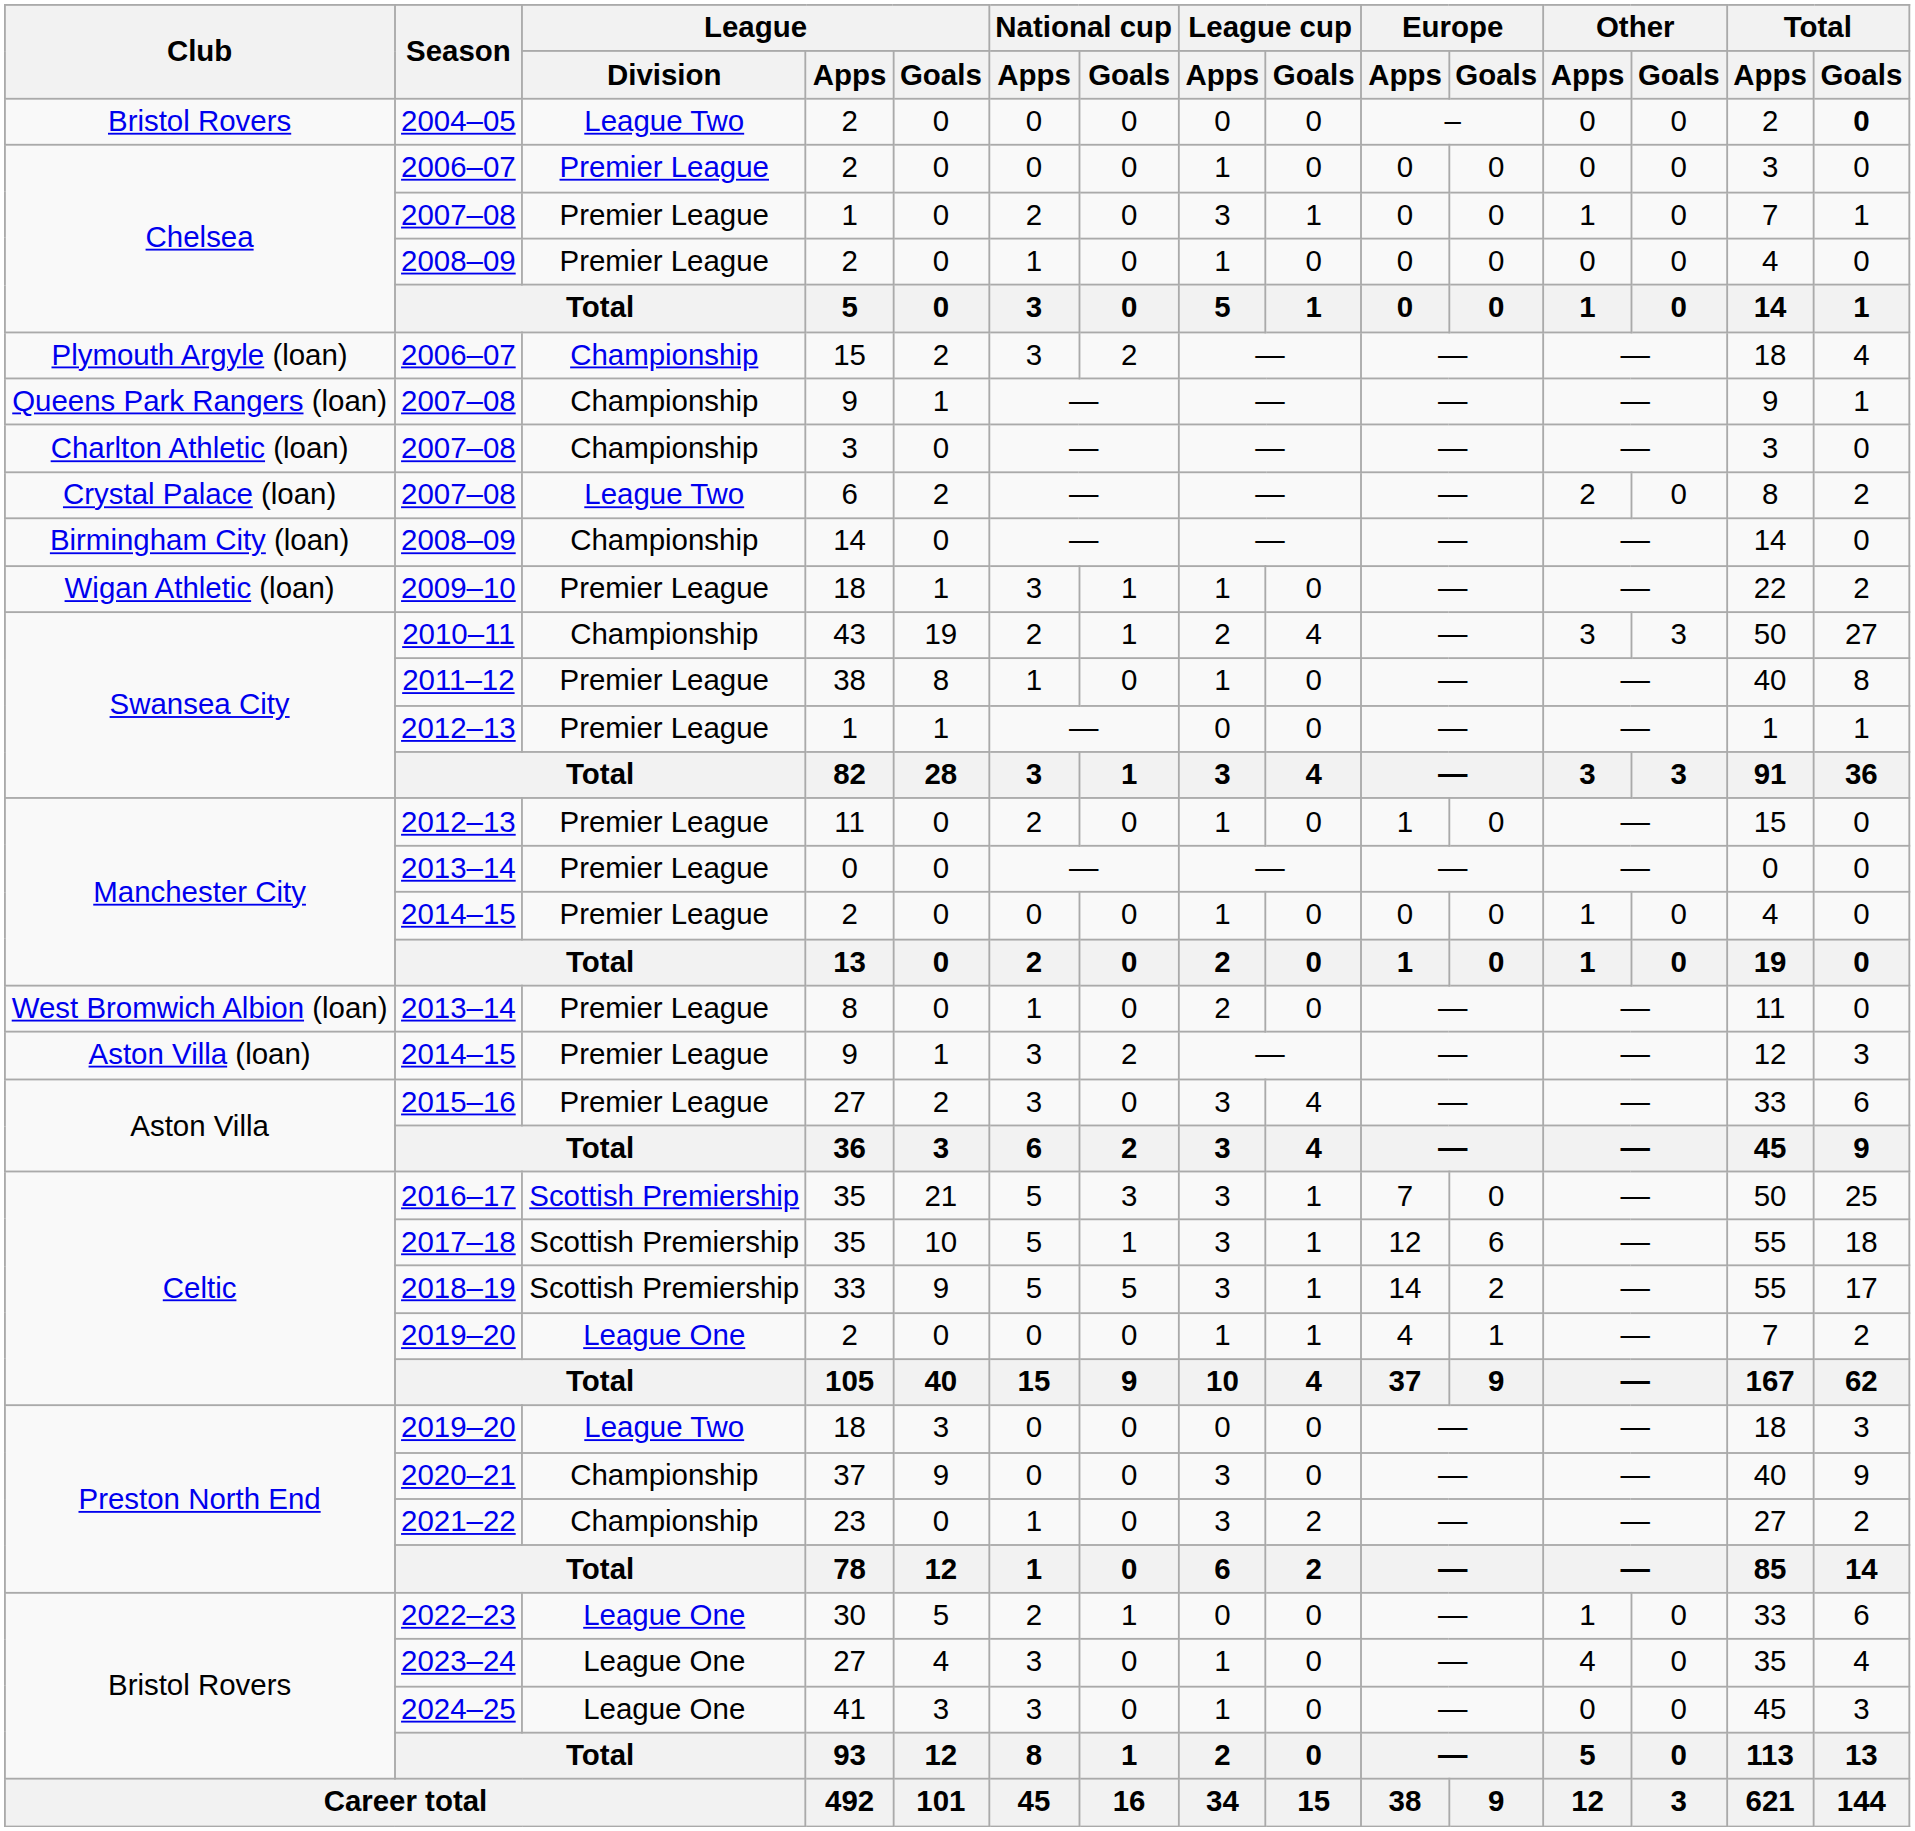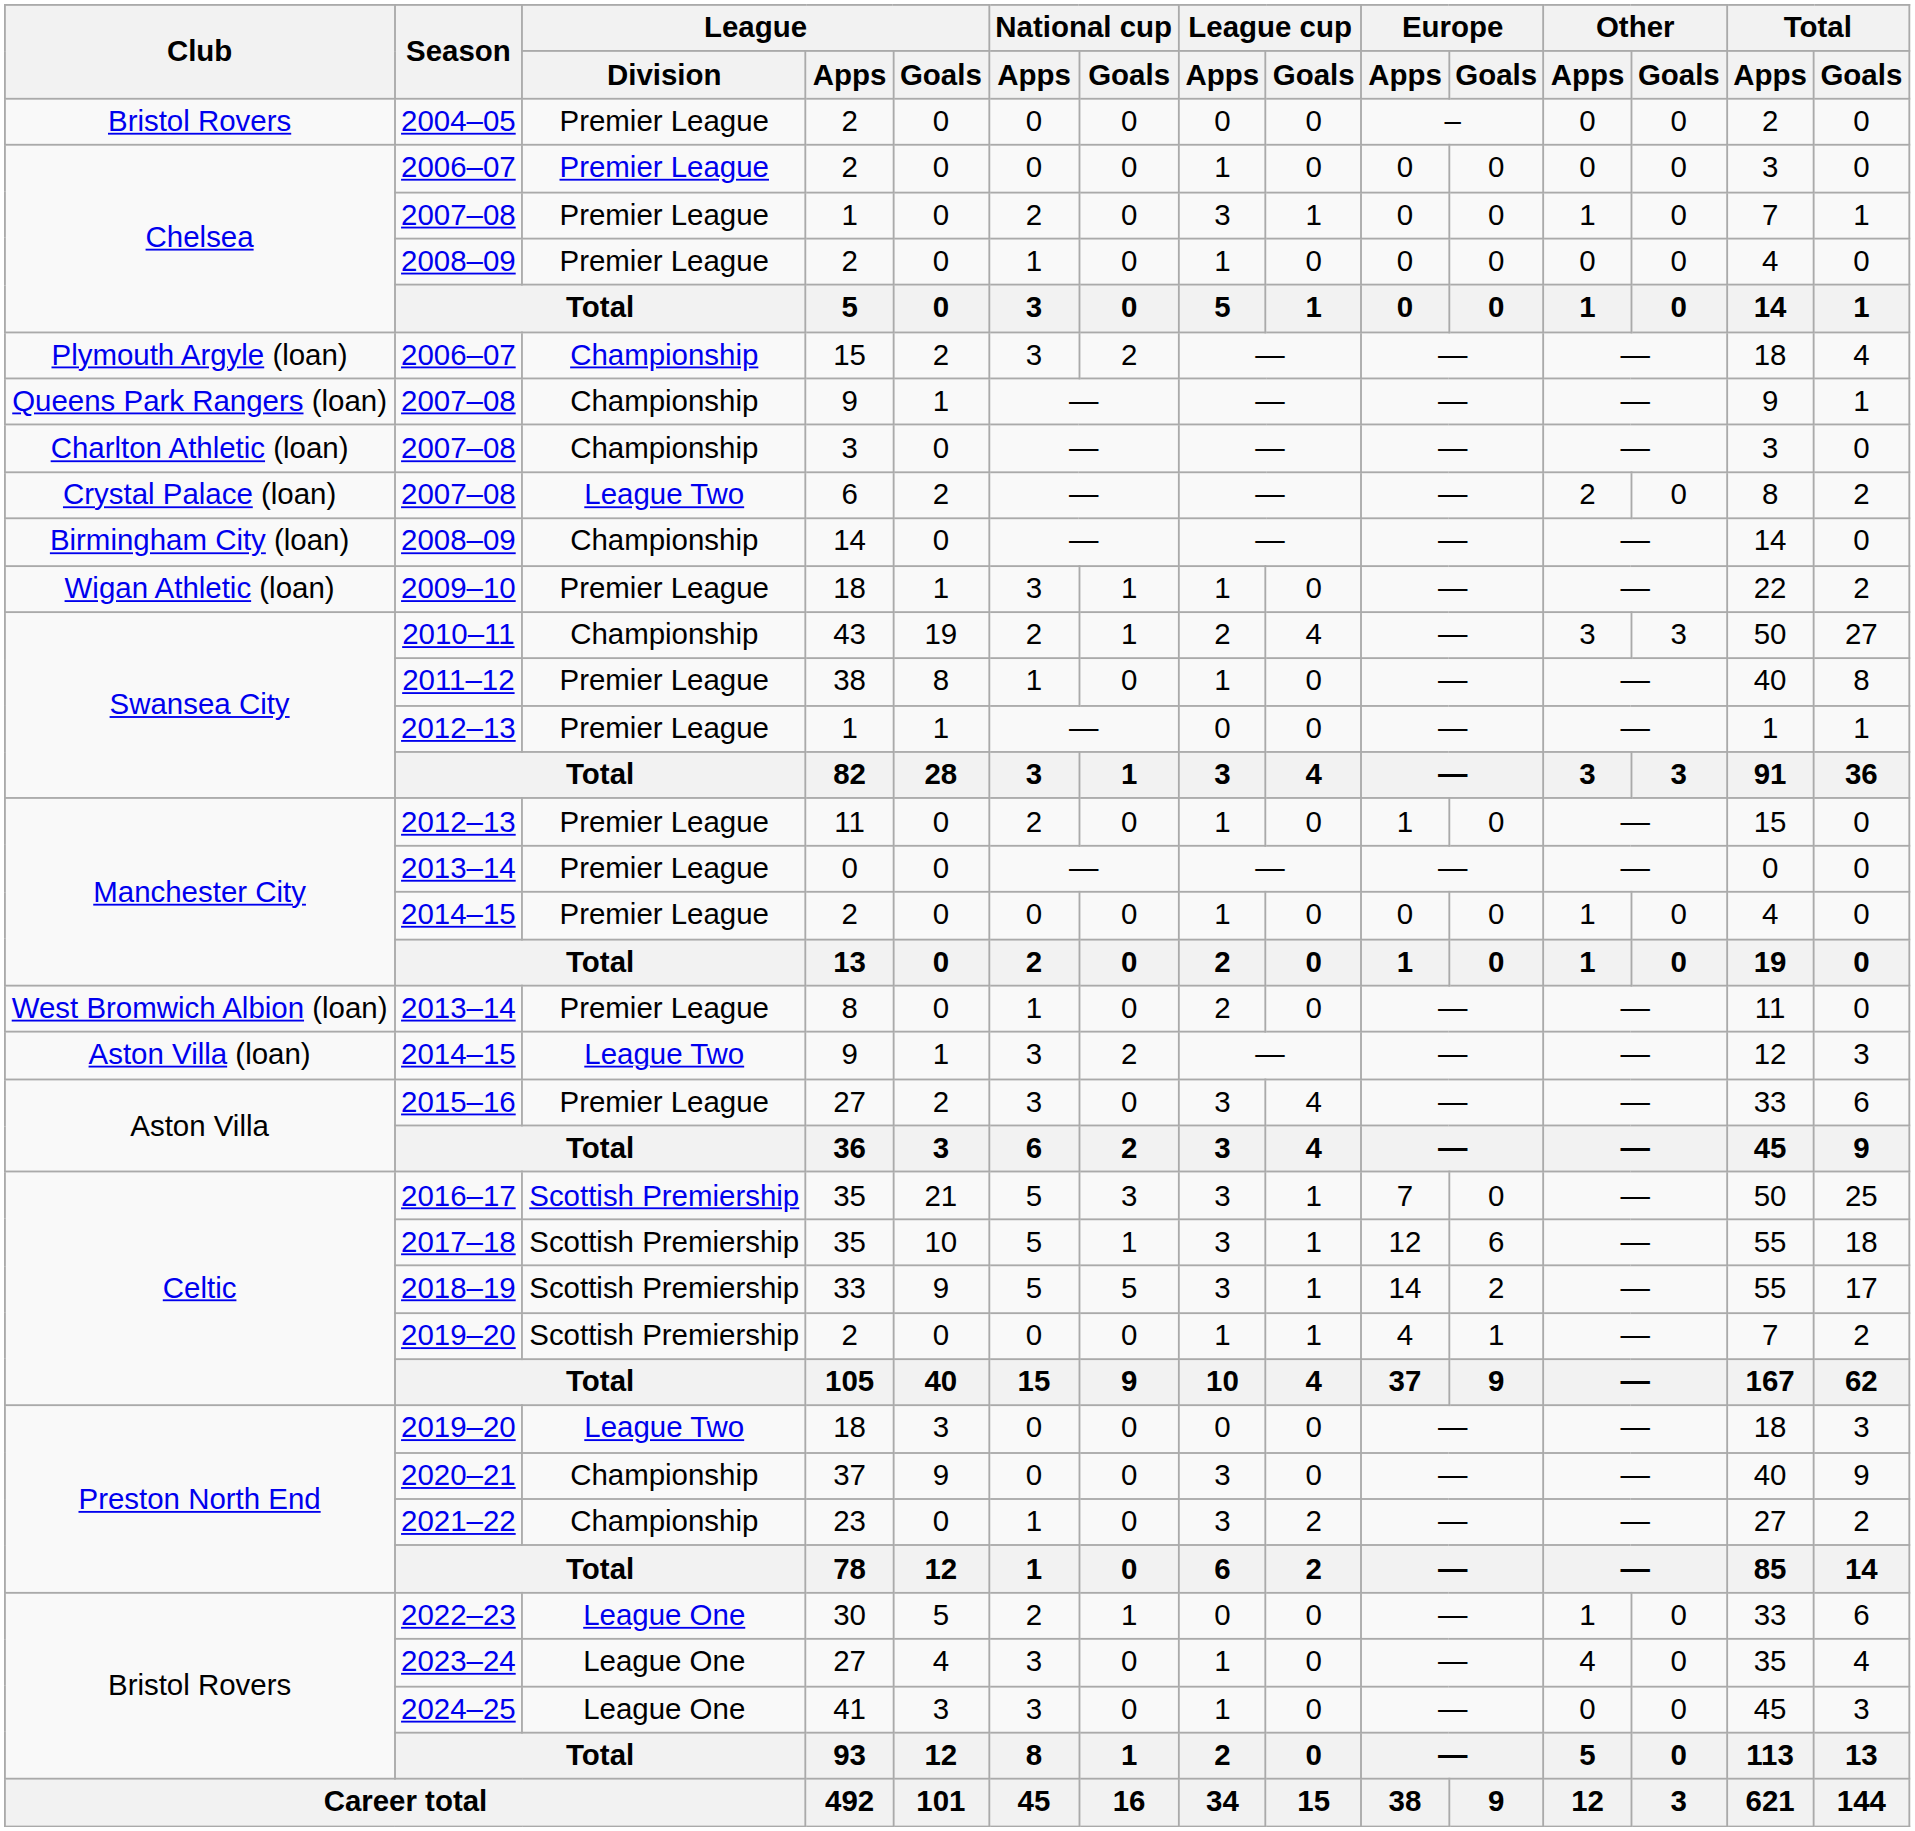(664, 121) League Two -> (664, 121) Premier League
(1861, 121) bold -> (1861, 121) normal
(664, 1055) Premier League -> (664, 1055) League Two
(664, 1335) League One -> (664, 1335) Scottish Premiership
